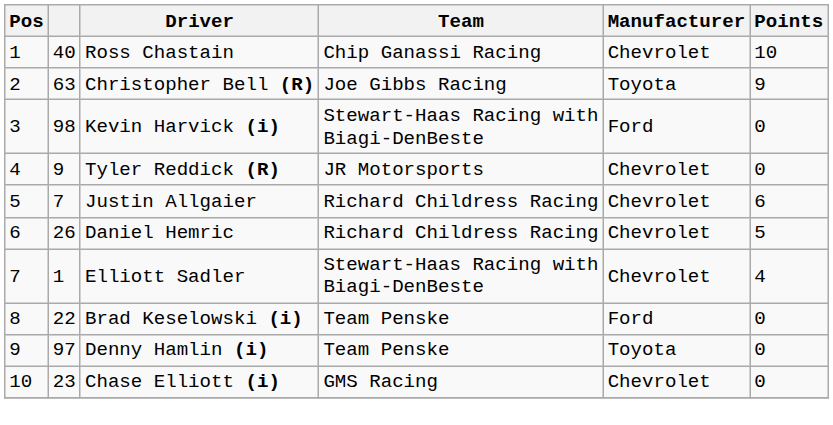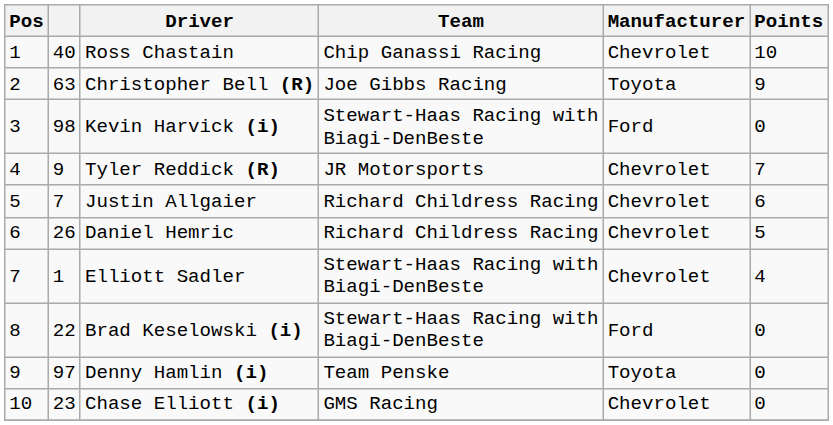(760, 169) 0 -> (760, 169) 7
(386, 318) Team Penske -> (461, 330) Stewart-Haas Racing with Biagi-DenBeste
